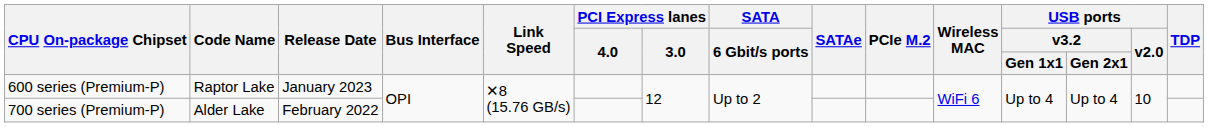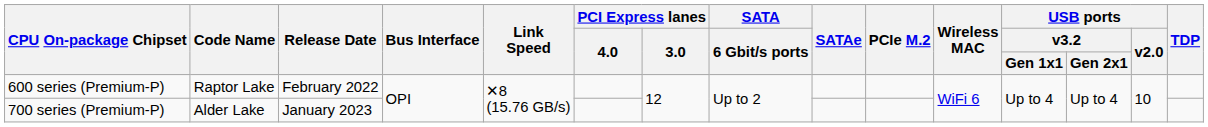(327, 87) January 2023 -> (330, 87) February 2022
(330, 110) February 2022 -> (327, 110) January 2023
